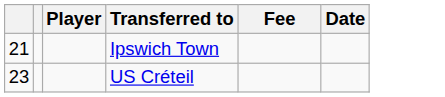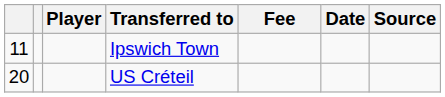+ column: (405, 19)
(19, 48) 21 -> (19, 48) 11
(19, 77) 23 -> (19, 77) 20
